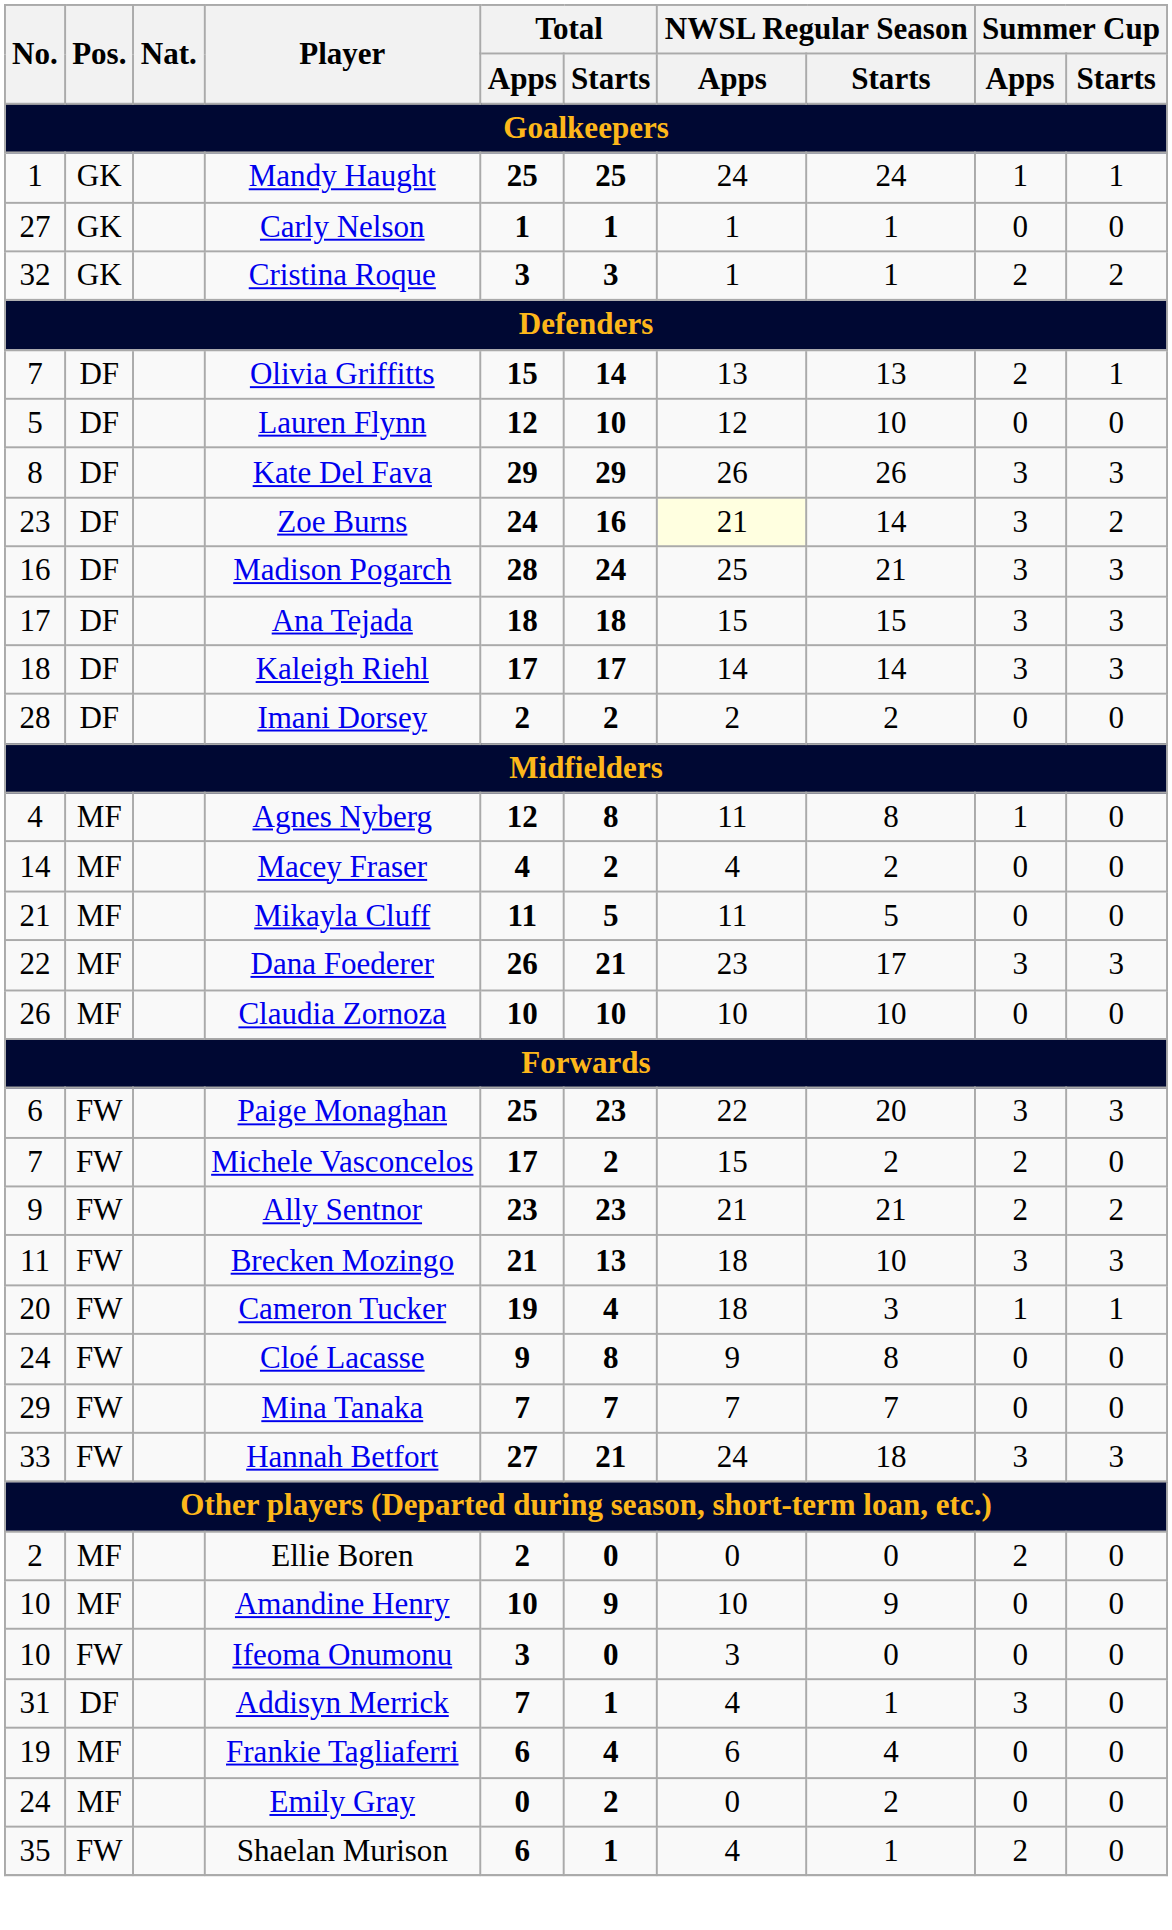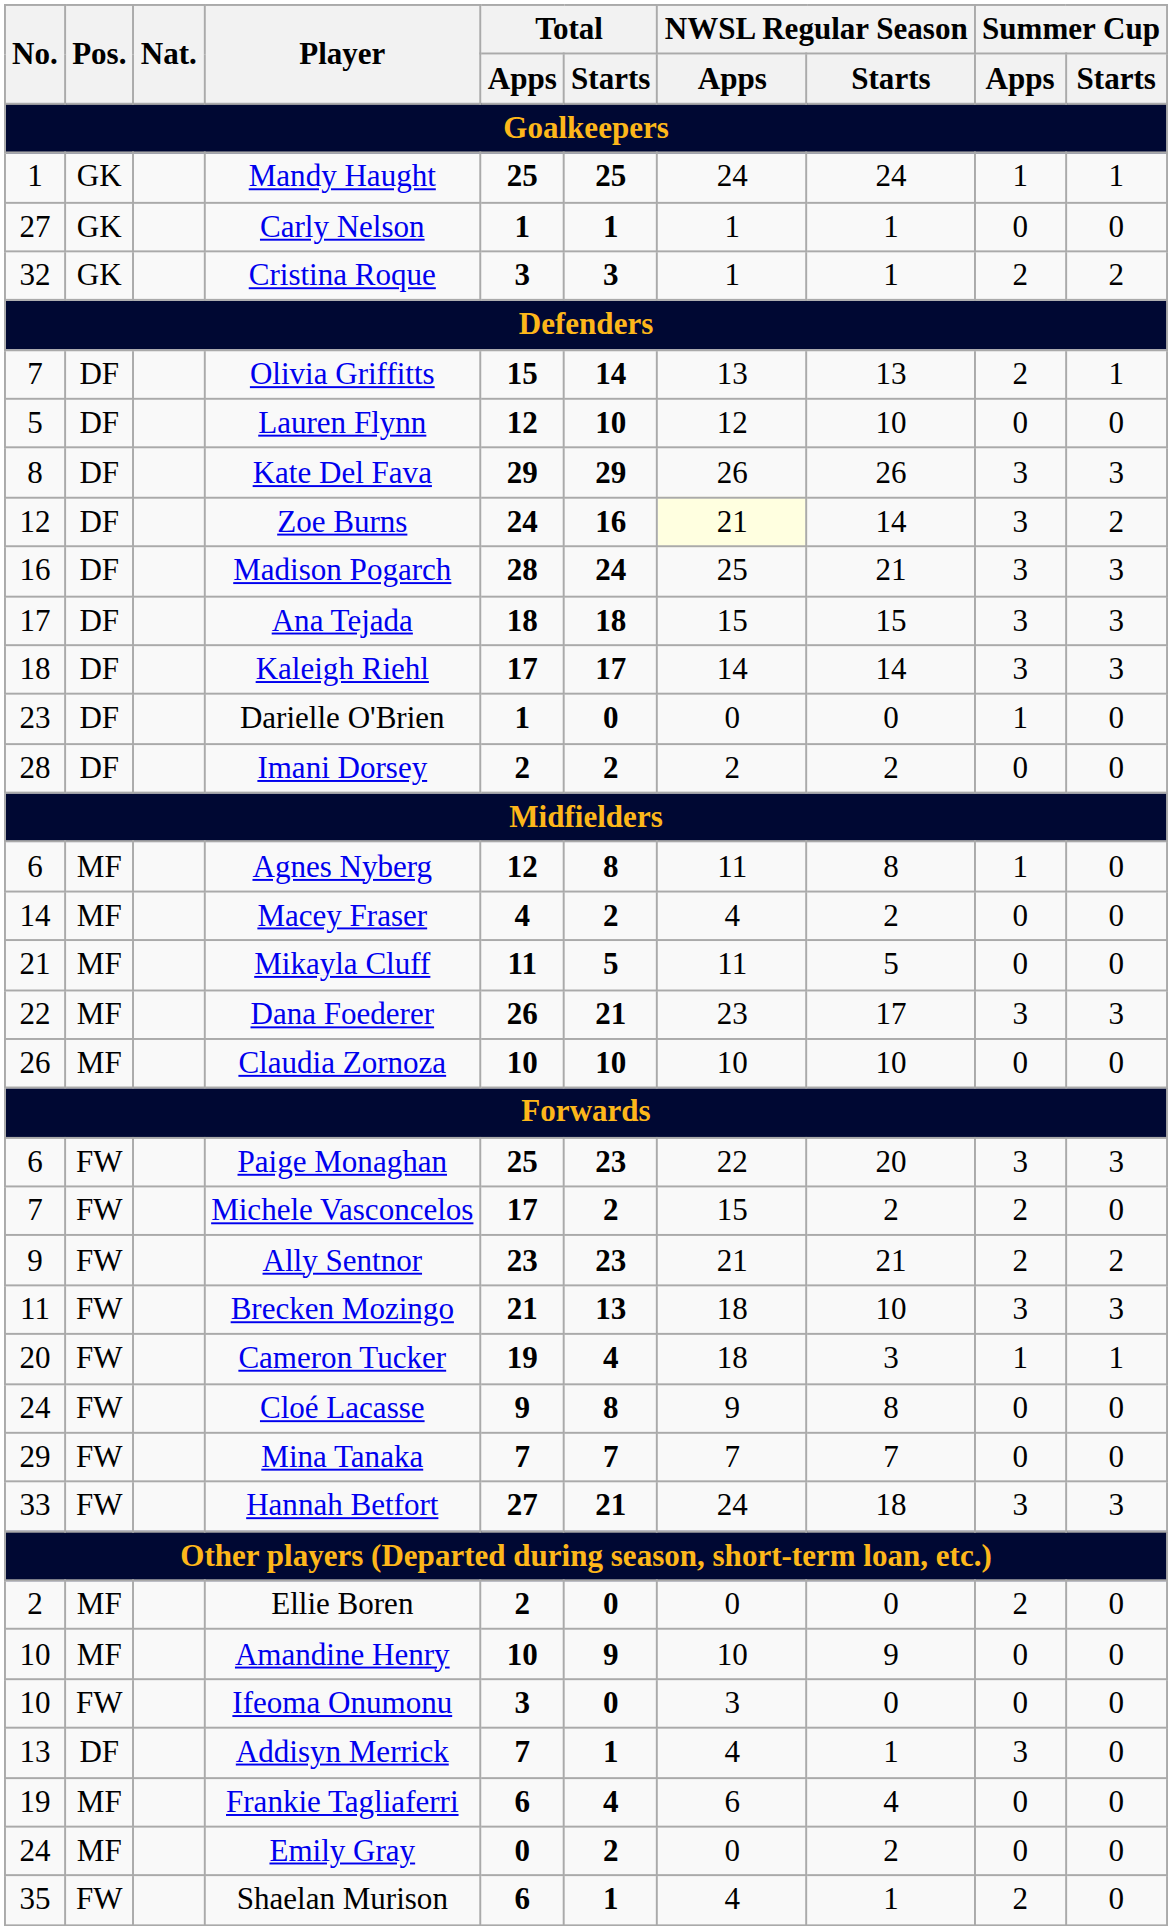(35, 521) 23 -> (35, 521) 12
+ row: (342, 718)
(35, 816) 4 -> (35, 865) 6
(35, 1702) 31 -> (35, 1752) 13
